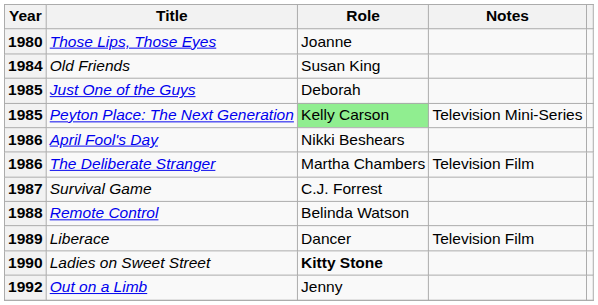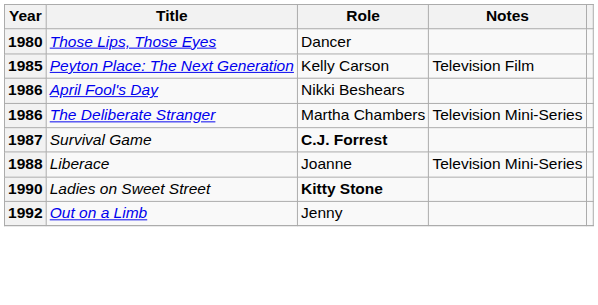(327, 41) Joanne -> (326, 41) Dancer
- row: (90, 66)
- row: (123, 90)
(345, 115) lightgreen background -> (345, 66) no background
(507, 115) Television Mini-Series -> (483, 66) Television Film
(483, 164) Television Film -> (507, 115) Television Mini-Series
(342, 189) normal -> (344, 139) bold
- row: (104, 213)
(25, 238) 1989 -> (25, 164) 1988
(326, 238) Dancer -> (327, 164) Joanne
(483, 238) Television Film -> (507, 164) Television Mini-Series
